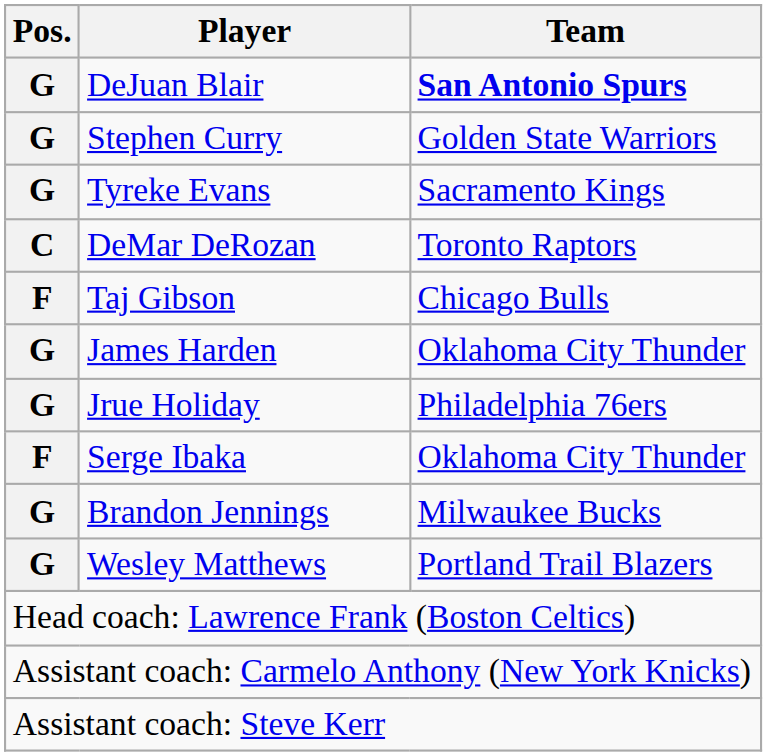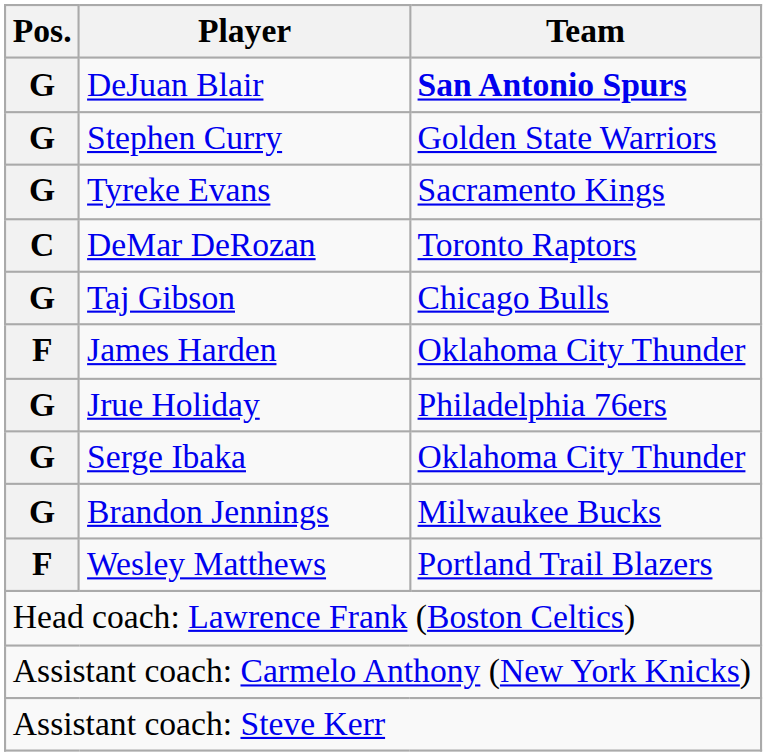(42, 297) F -> (42, 297) G
(42, 350) G -> (42, 350) F
(42, 457) F -> (42, 457) G
(42, 564) G -> (42, 564) F
